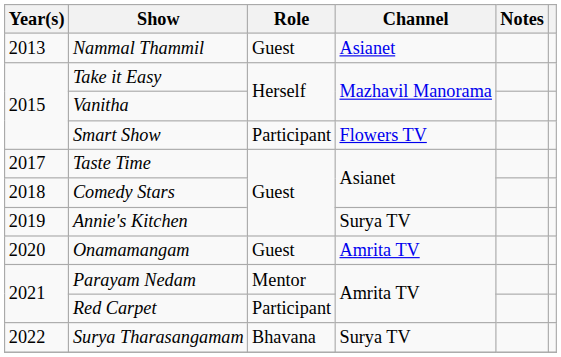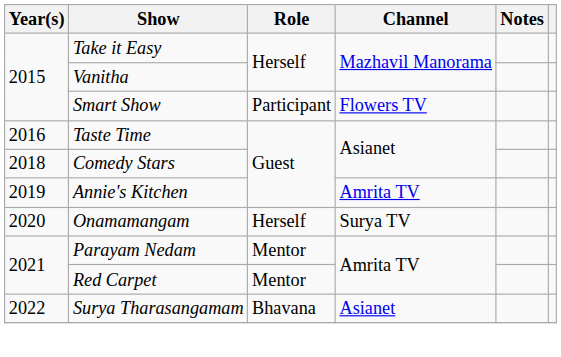- row: (139, 47)
(27, 163) 2017 -> (27, 134) 2016
(375, 221) Surya TV -> (380, 192) Amrita TV
(273, 250) Guest -> (279, 221) Herself
(380, 250) Amrita TV -> (375, 221) Surya TV
(292, 308) Participant -> (279, 279) Mentor
(375, 337) Surya TV -> (367, 308) Asianet
